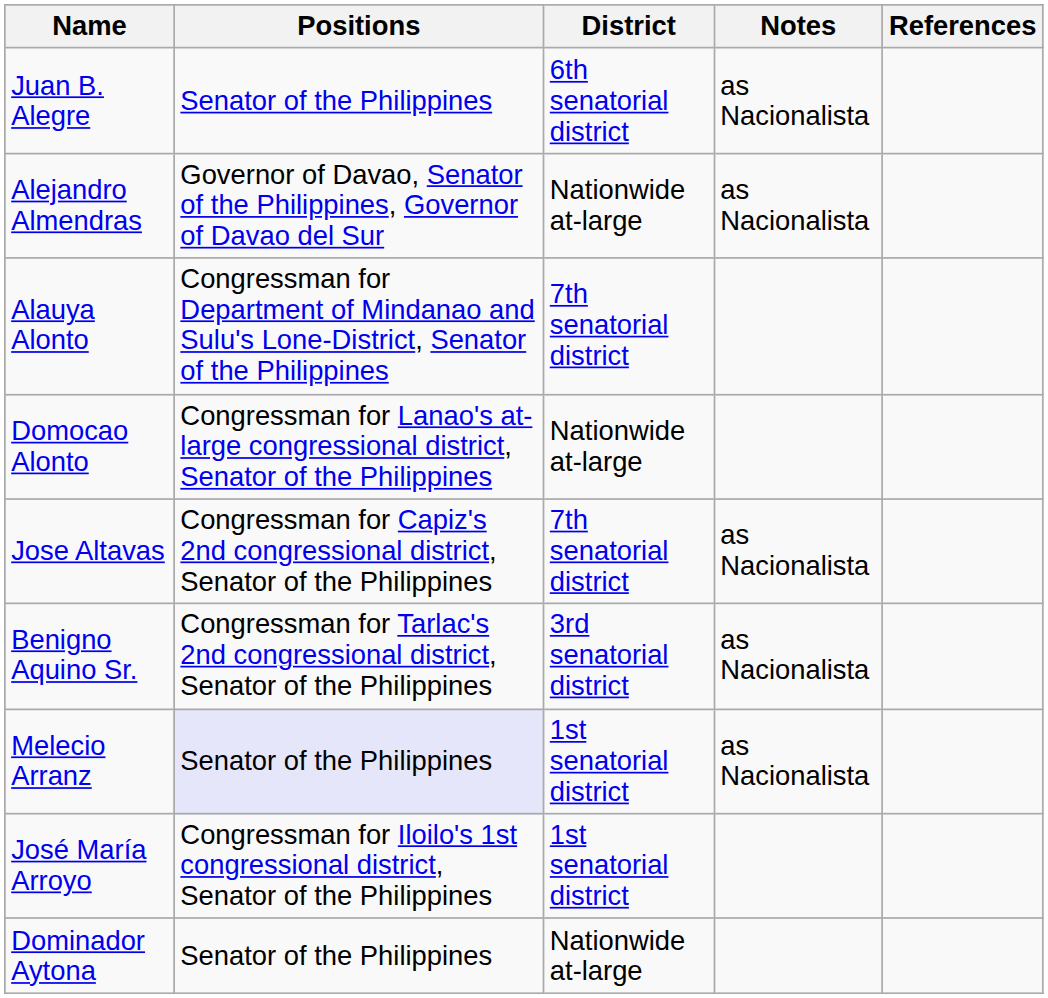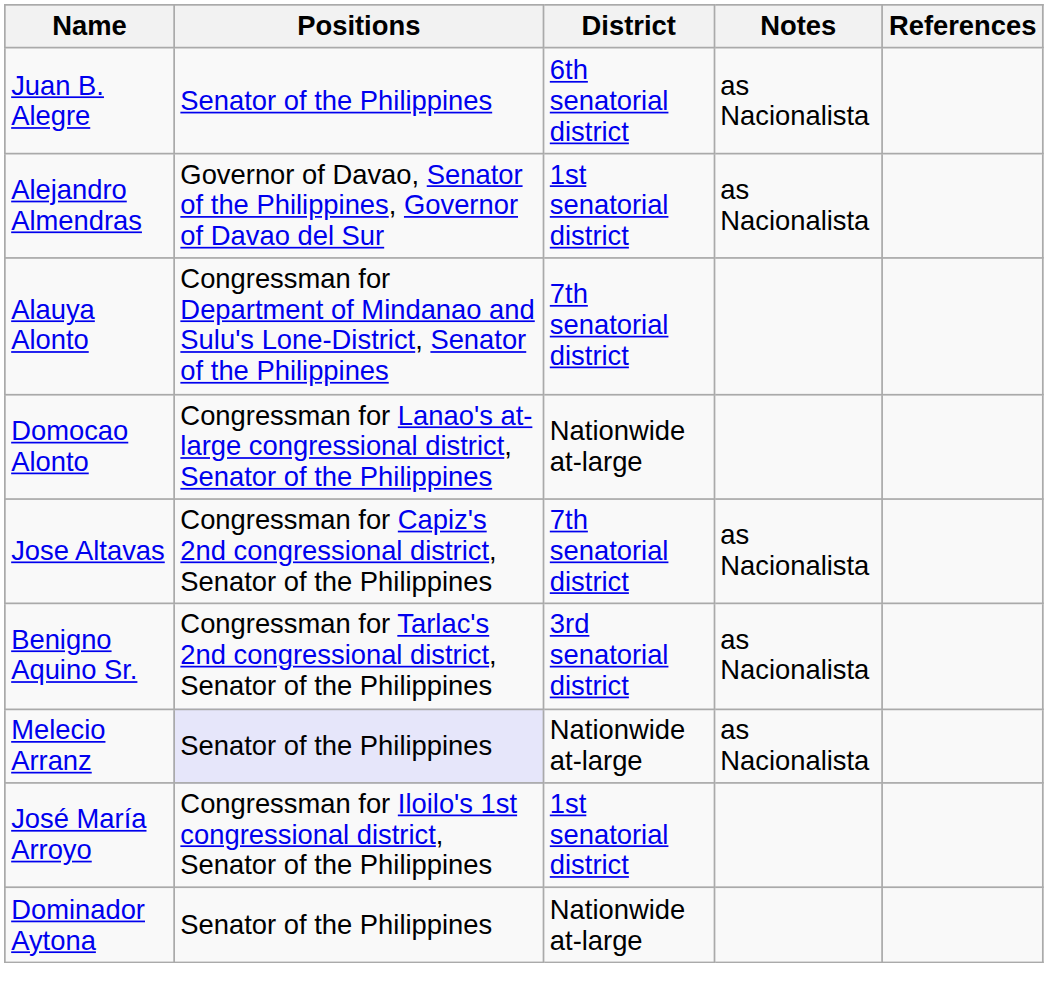(617, 205) Nationwide at-large -> (609, 205) 1st senatorial district
(609, 760) 1st senatorial district -> (617, 745) Nationwide at-large
